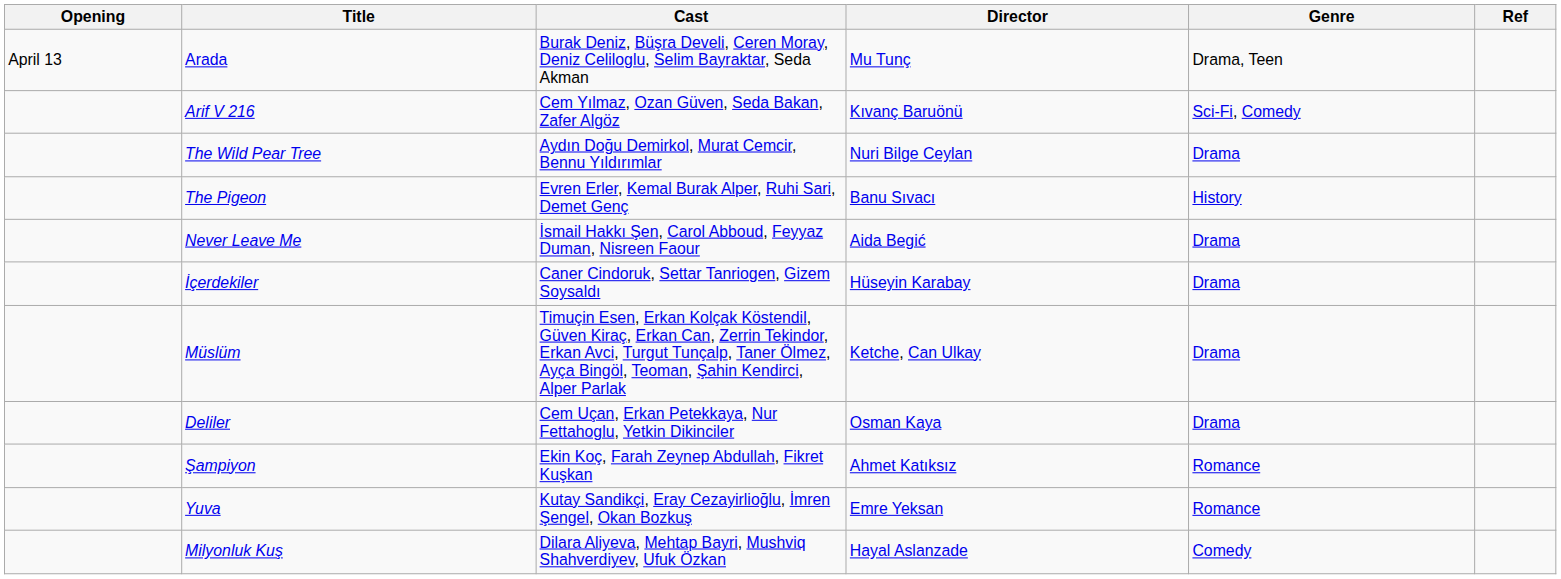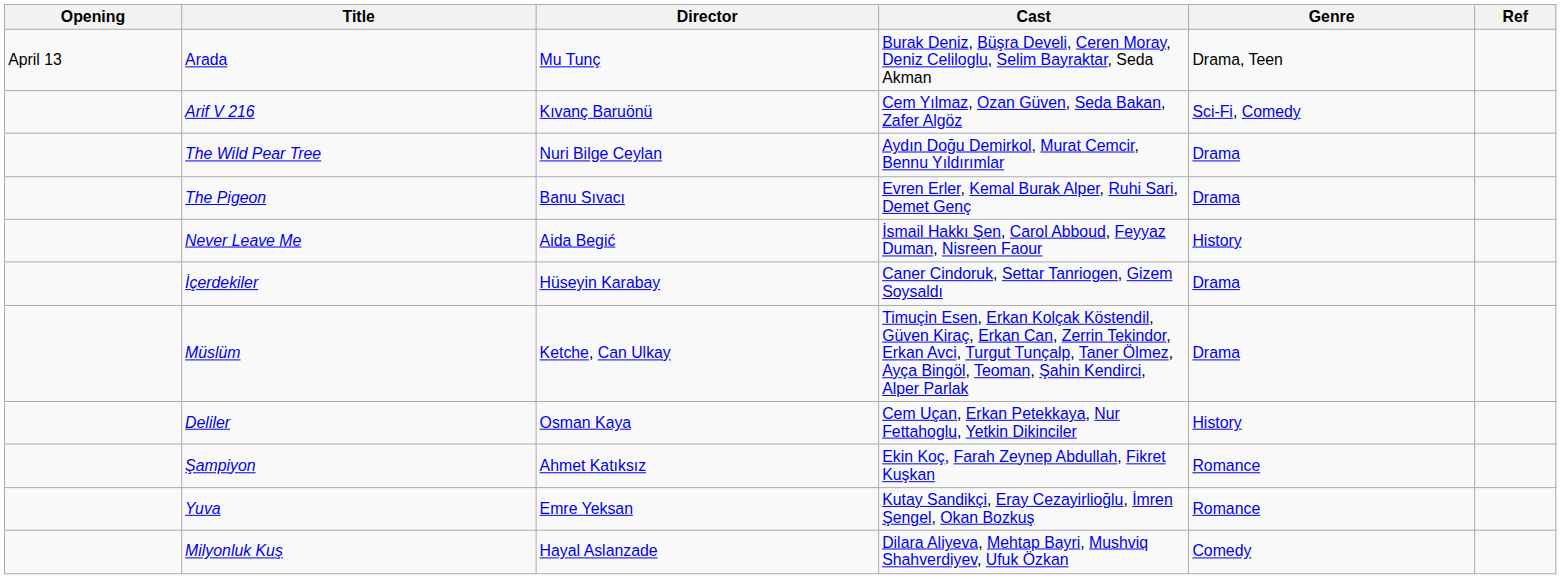columns swapped: (1017, 17) <-> (691, 17)
(1217, 197) History -> (1216, 197) Drama
(1216, 240) Drama -> (1217, 240) History
(1216, 422) Drama -> (1217, 422) History
